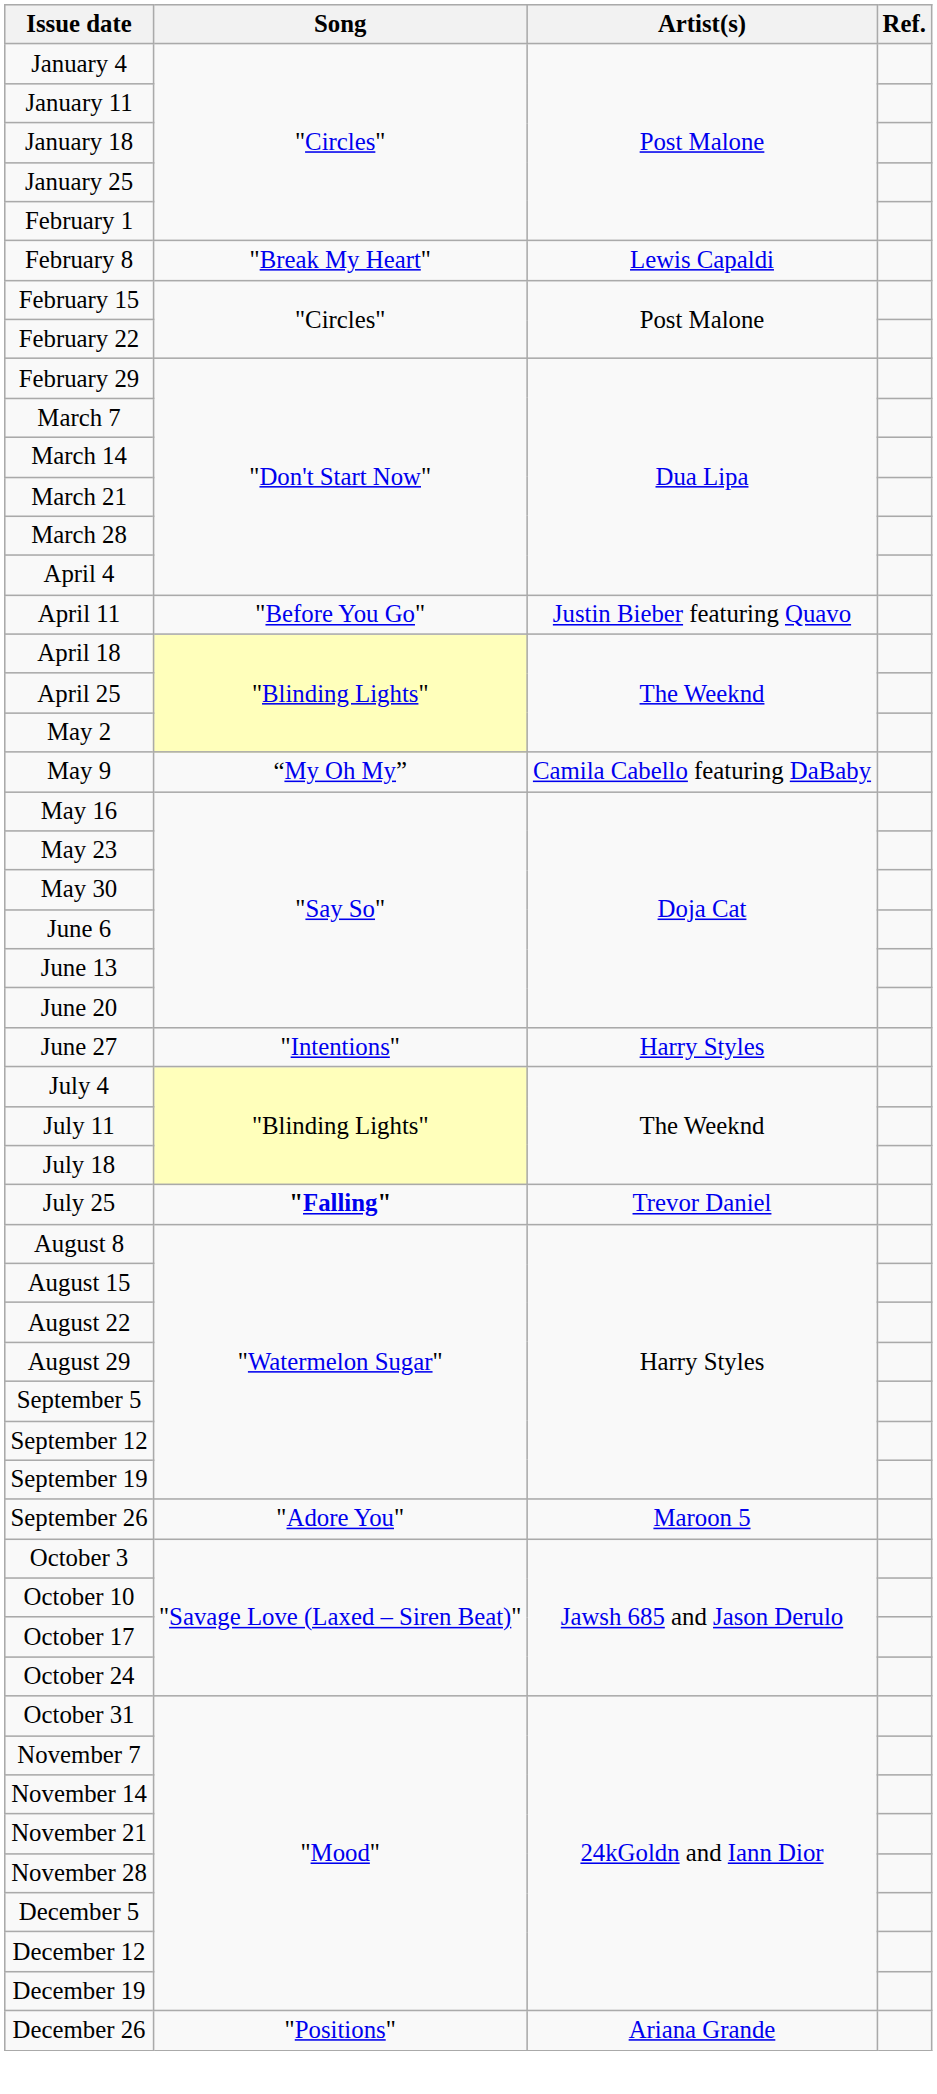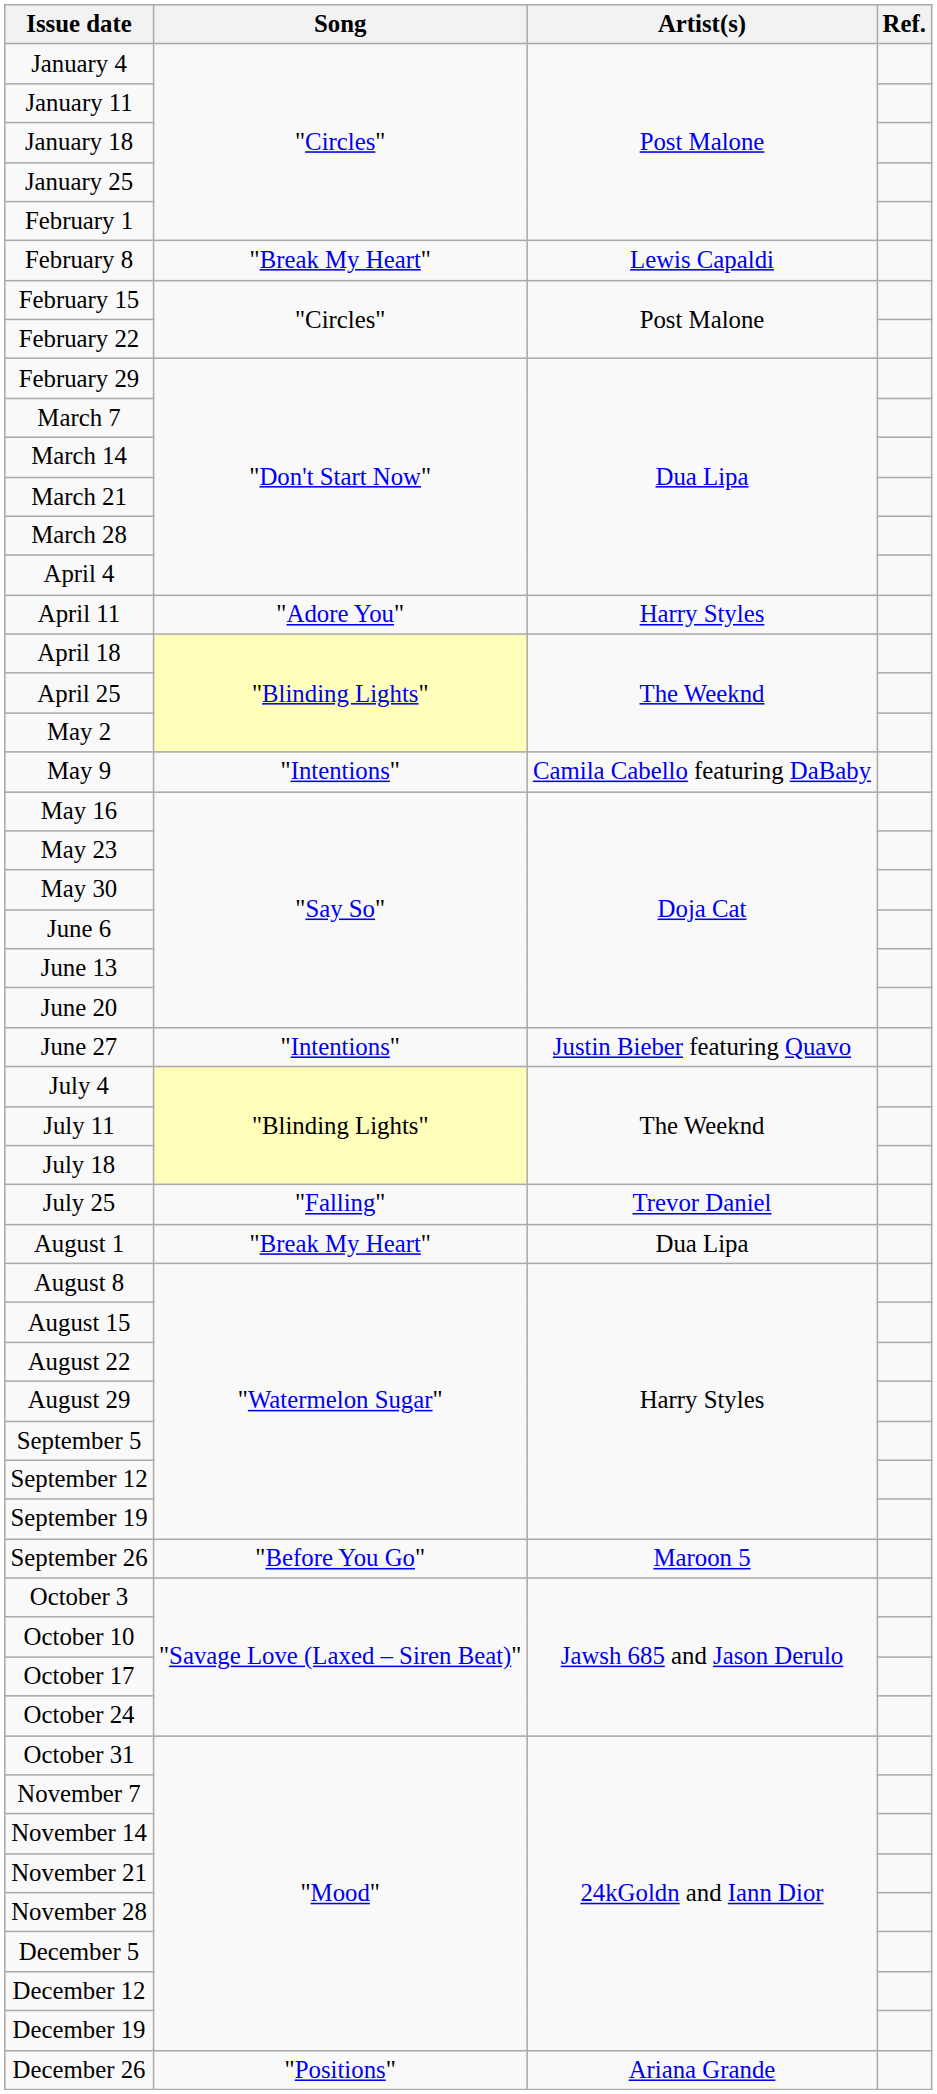(340, 614) "Before You Go" -> (340, 614) "Adore You"
(702, 614) Justin Bieber featuring Quavo -> (702, 614) Harry Styles
(340, 771) “My Oh My” -> (340, 771) "Intentions"
(702, 1046) Harry Styles -> (702, 1046) Justin Bieber featuring Quavo
(340, 1204) bold -> (340, 1204) normal
+ row: (79, 1243)
(340, 1518) "Adore You" -> (340, 1558) "Before You Go"
